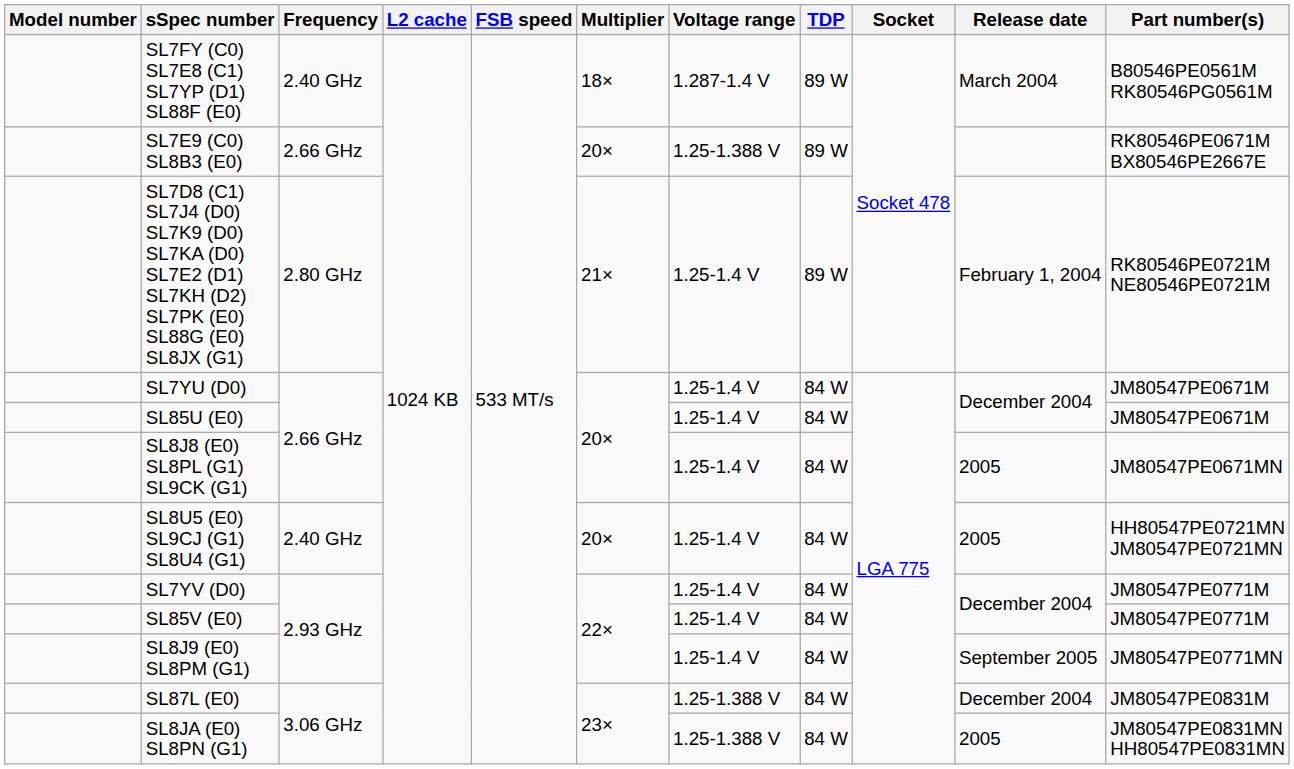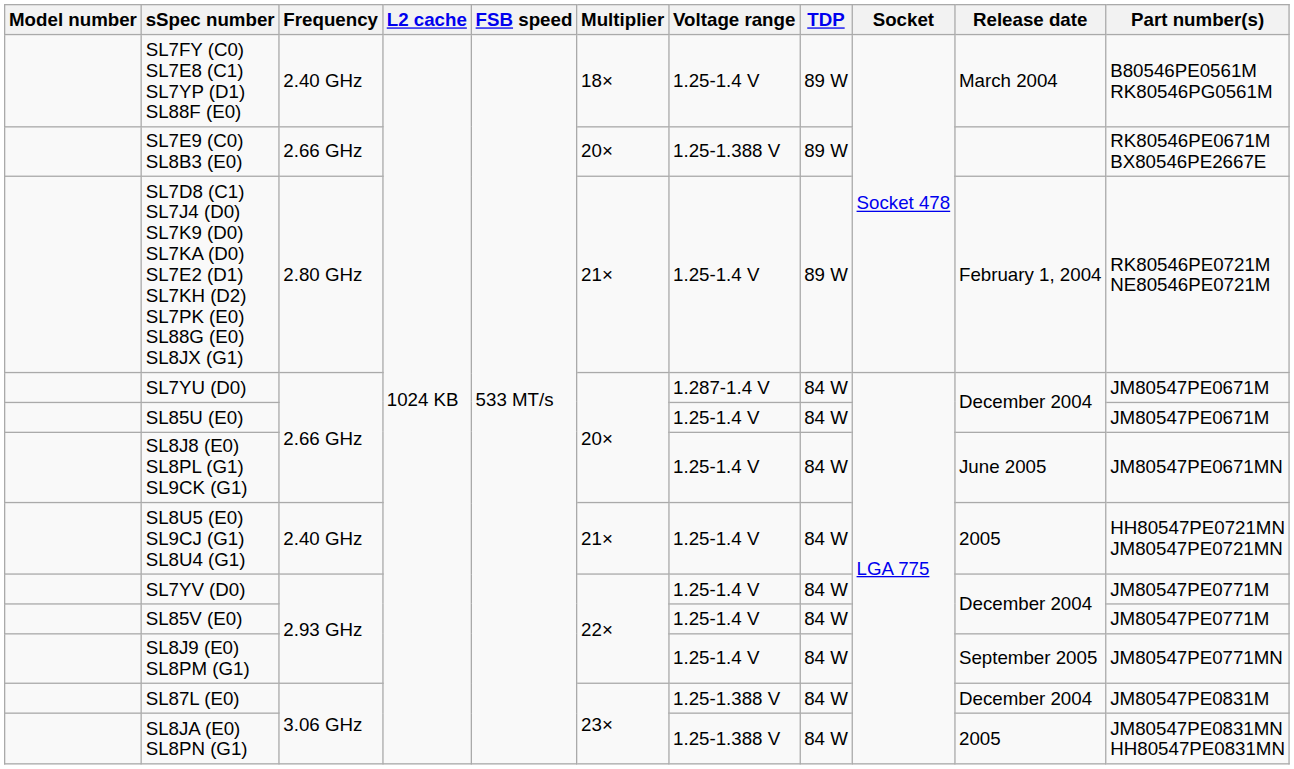(721, 81) 1.287-1.4 V -> (716, 81) 1.25-1.4 V
(716, 388) 1.25-1.4 V -> (721, 388) 1.287-1.4 V
(980, 468) 2005 -> (1003, 468) June 2005
(597, 539) 20× -> (597, 539) 21×
